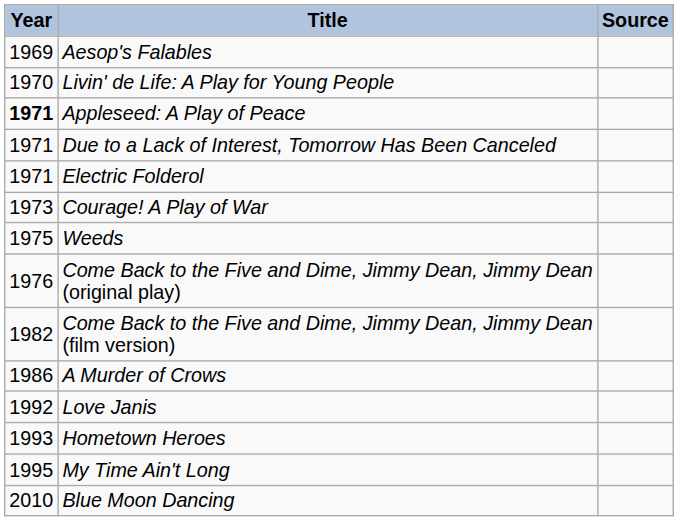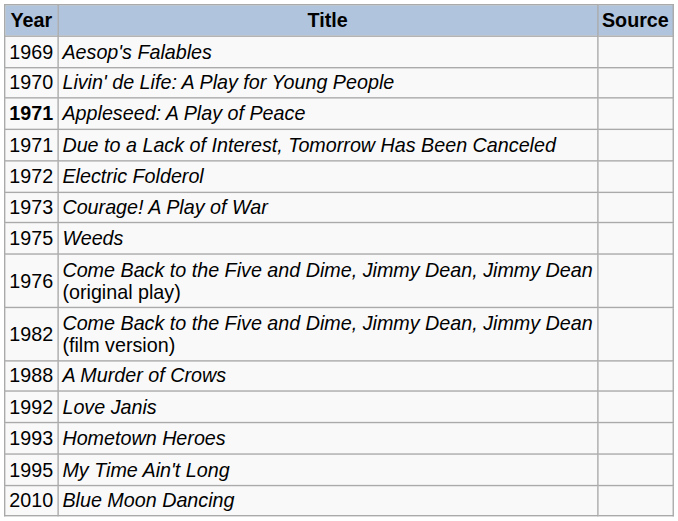(31, 176) 1971 -> (31, 176) 1972
(31, 376) 1986 -> (31, 376) 1988
